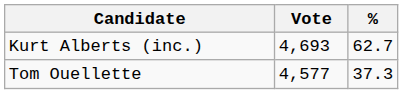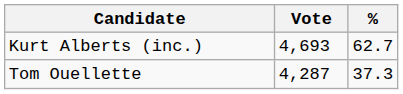(304, 74) 4,577 -> (304, 74) 4,287
